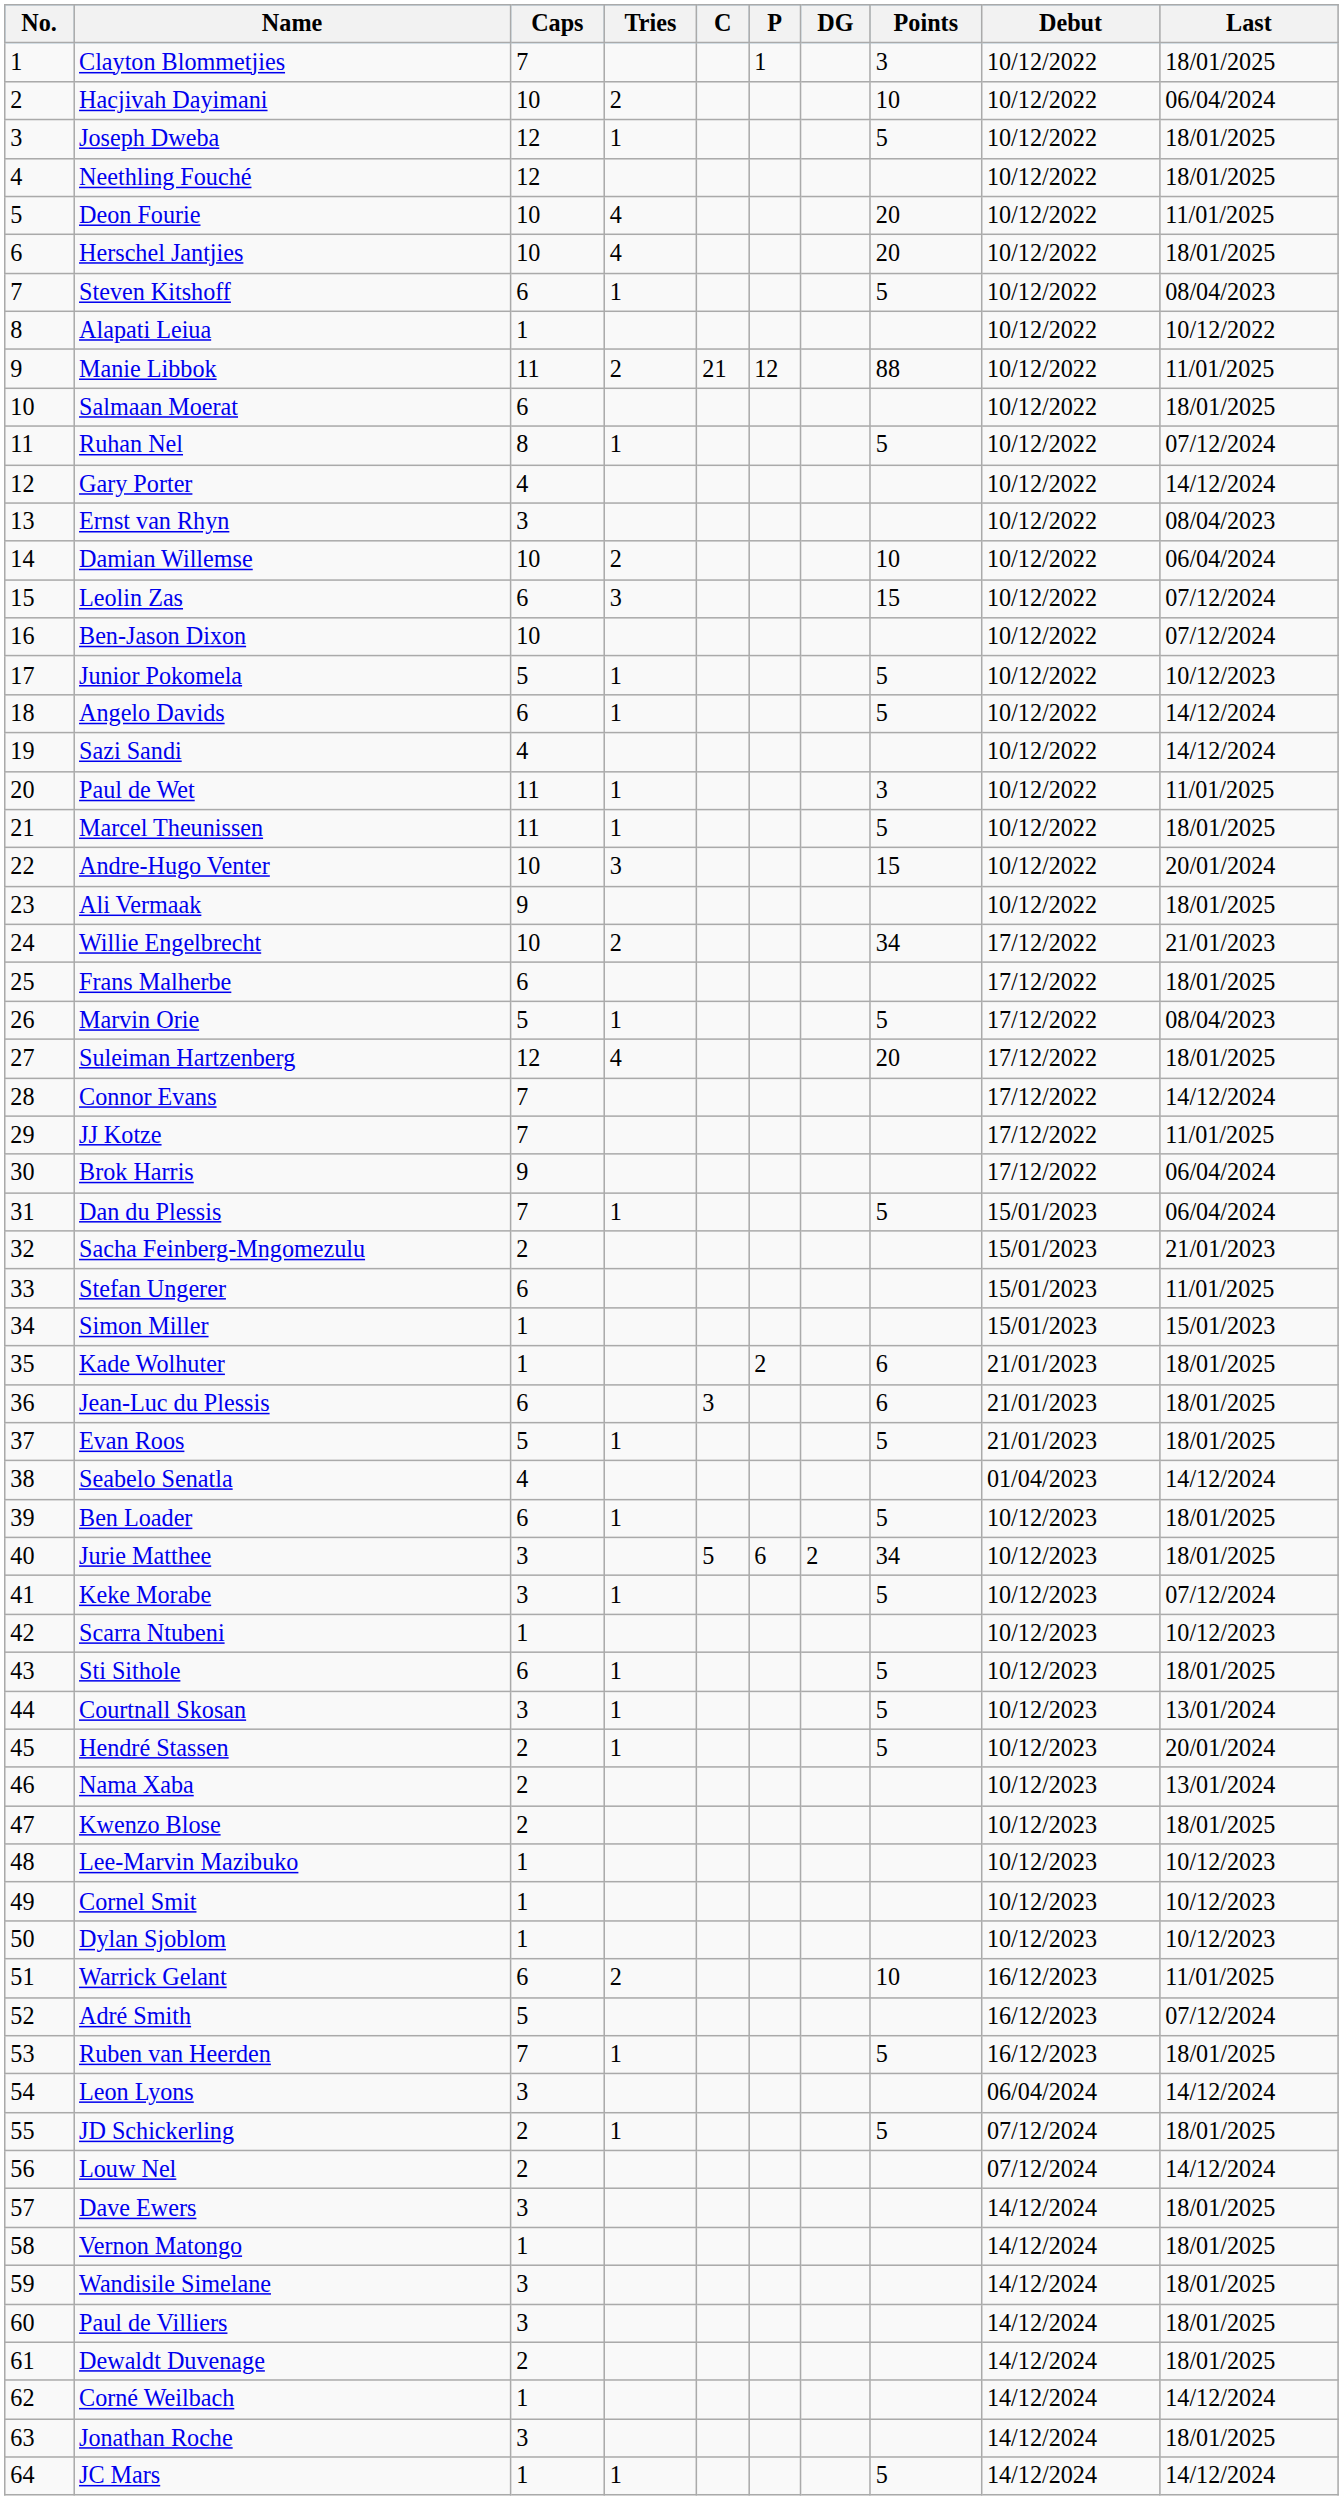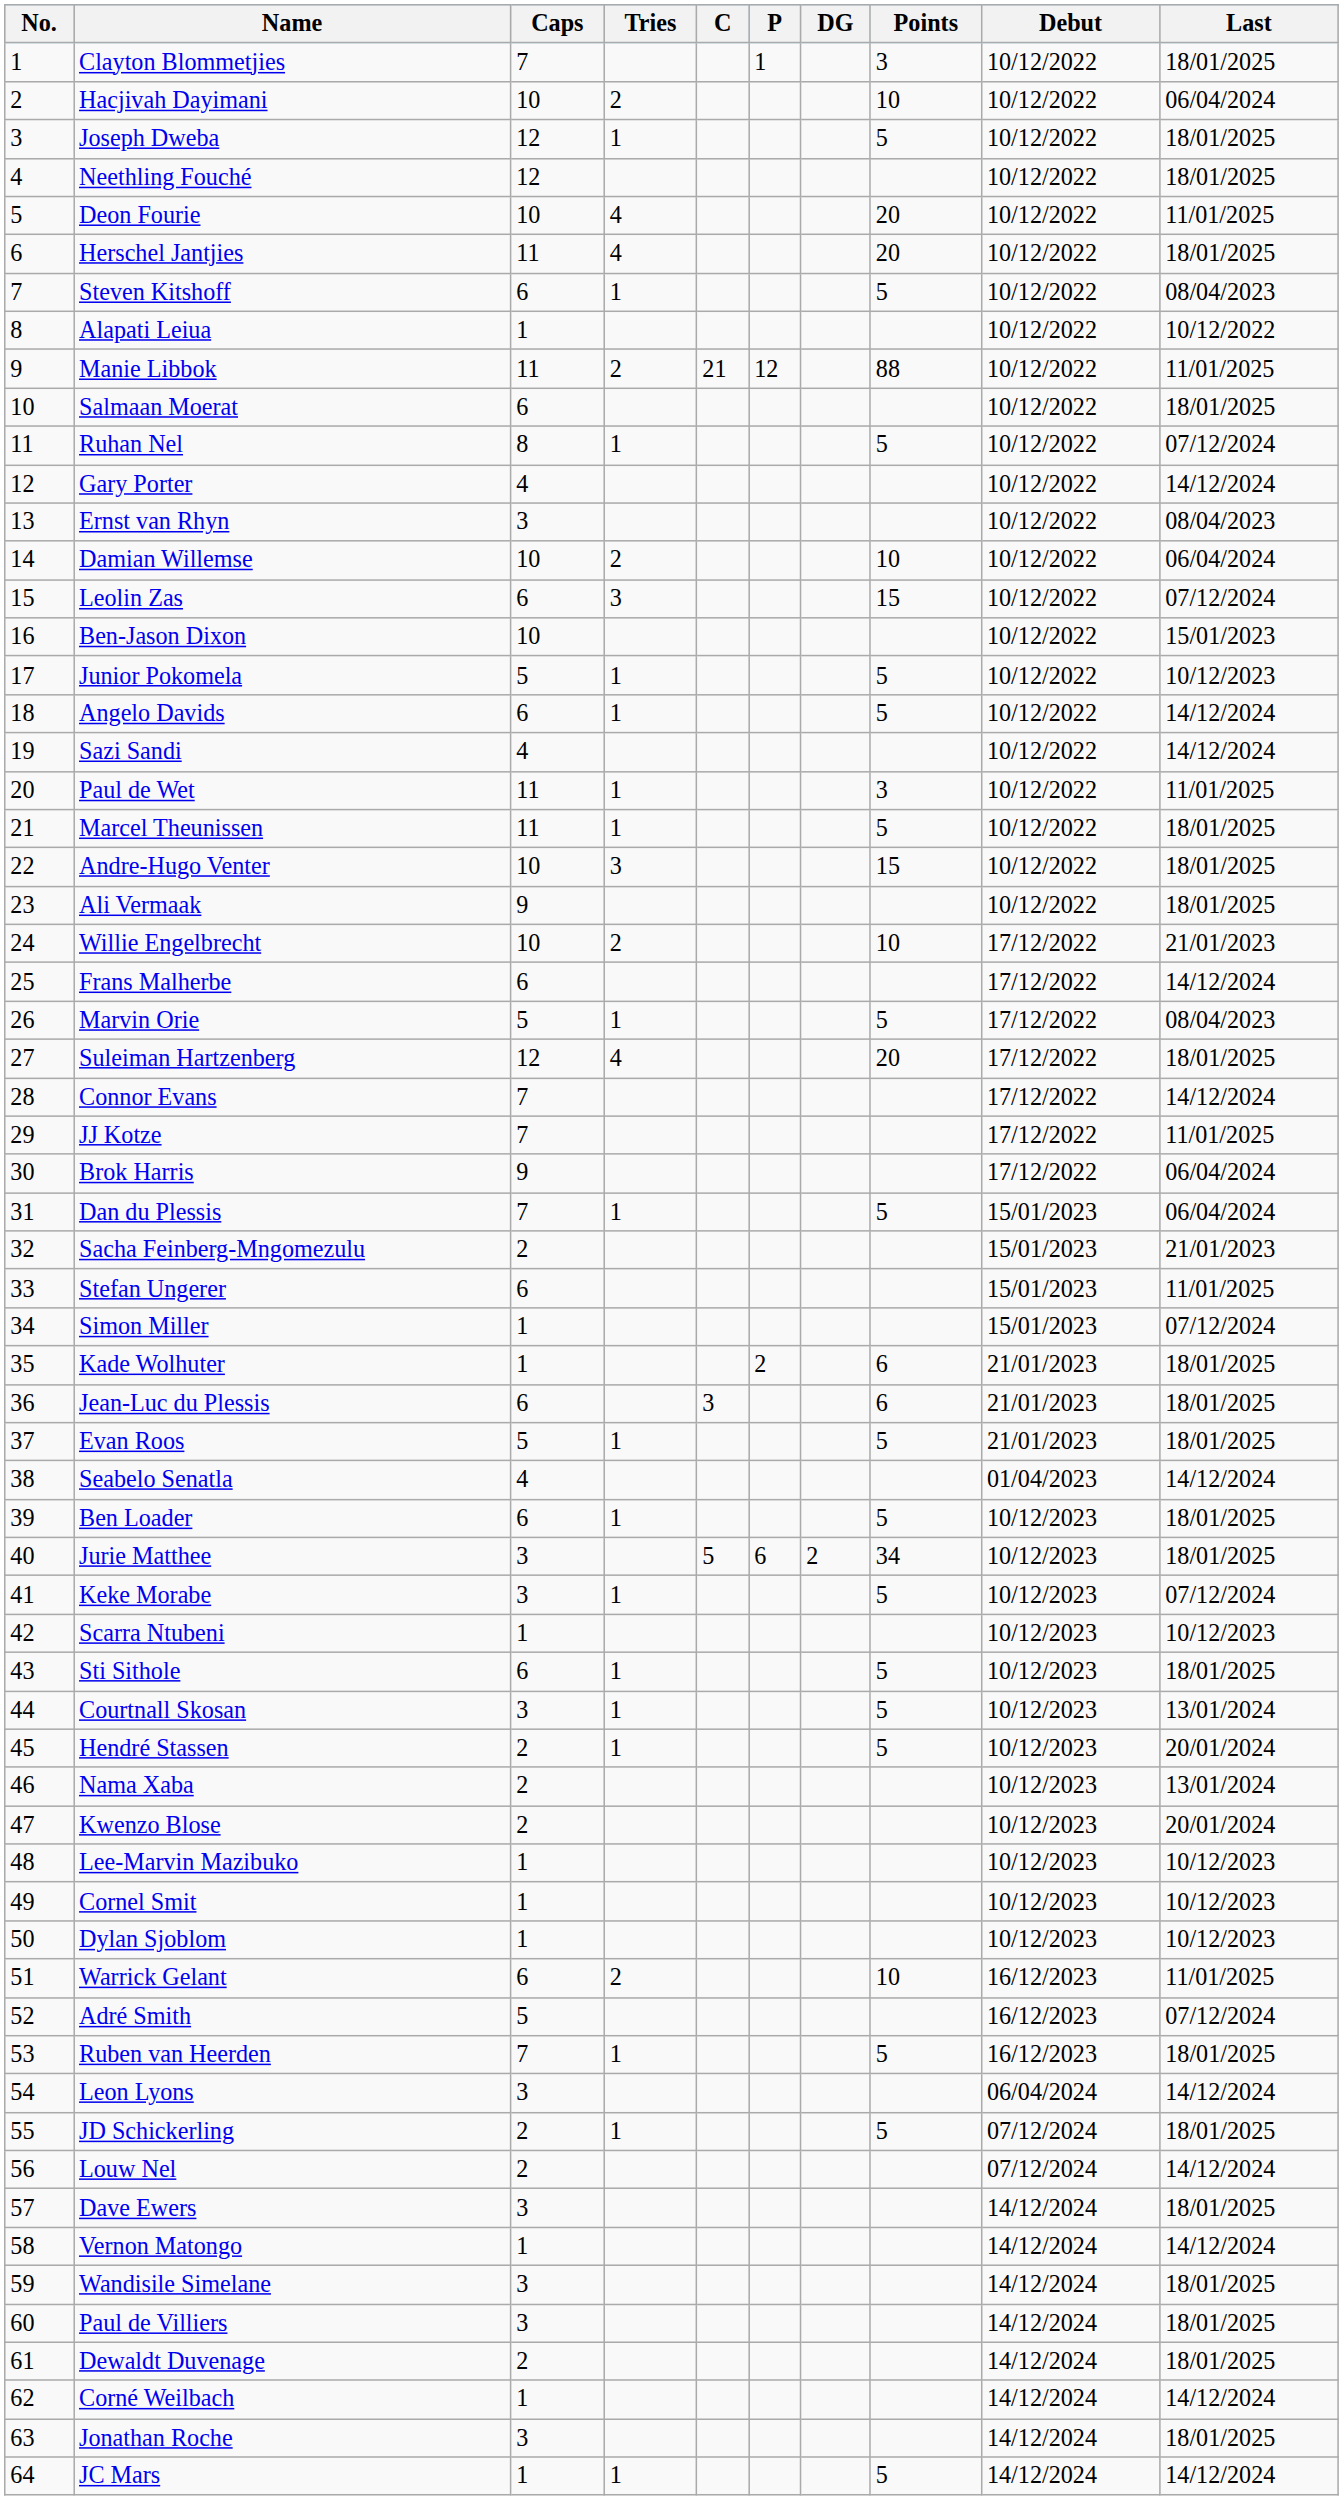(528, 253) 10 -> (528, 253) 11
(1220, 636) 07/12/2024 -> (1220, 636) 15/01/2023
(1220, 866) 20/01/2024 -> (1220, 866) 18/01/2025
(888, 943) 34 -> (888, 943) 10
(1220, 981) 18/01/2025 -> (1220, 981) 14/12/2024
(1220, 1326) 15/01/2023 -> (1220, 1326) 07/12/2024
(1220, 1824) 18/01/2025 -> (1220, 1824) 20/01/2024
(1220, 2246) 18/01/2025 -> (1220, 2246) 14/12/2024
